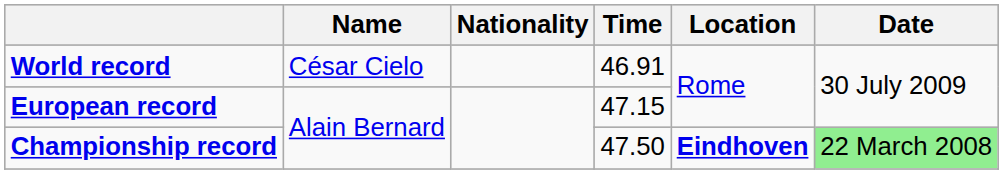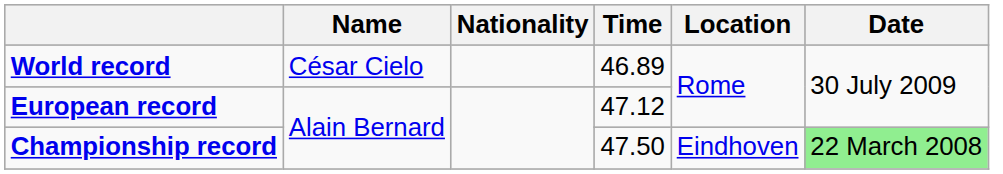(633, 65) 46.91 -> (633, 65) 46.89
(633, 106) 47.15 -> (633, 106) 47.12
(743, 147) bold -> (738, 147) normal
